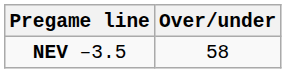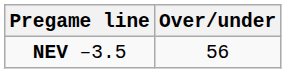(218, 52) 58 -> (218, 52) 56
